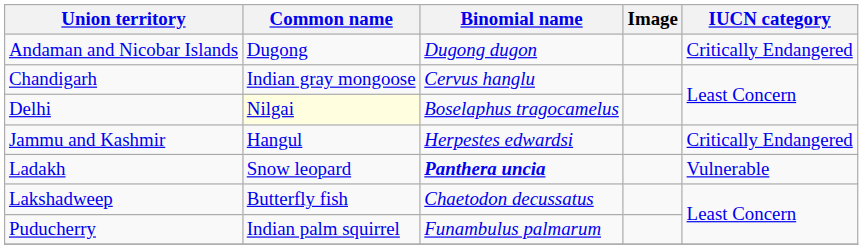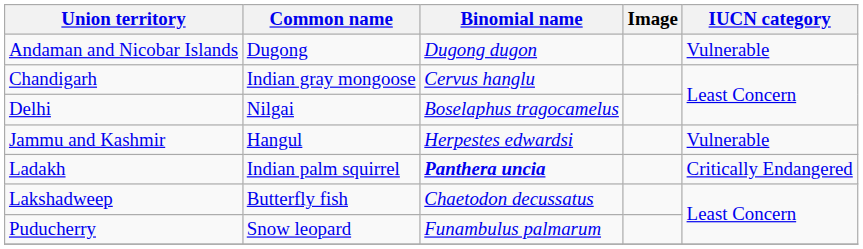(770, 49) Critically Endangered -> (728, 49) Vulnerable
(270, 109) lightyellow background -> (270, 109) no background
(770, 139) Critically Endangered -> (728, 139) Vulnerable
(299, 169) Snow leopard -> (323, 169) Indian palm squirrel
(728, 169) Vulnerable -> (770, 169) Critically Endangered
(323, 229) Indian palm squirrel -> (299, 229) Snow leopard
